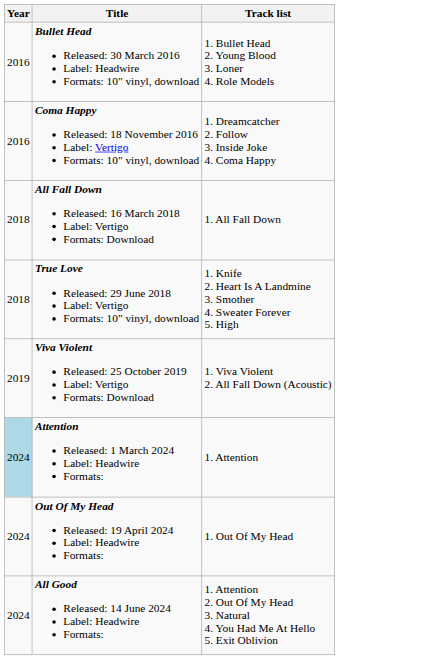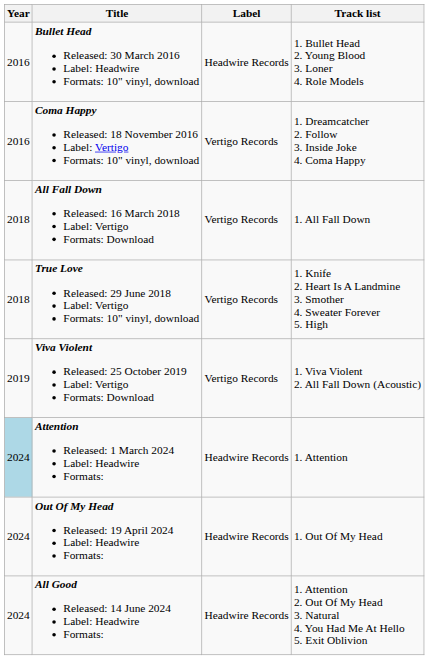+ column: (247, 13)
